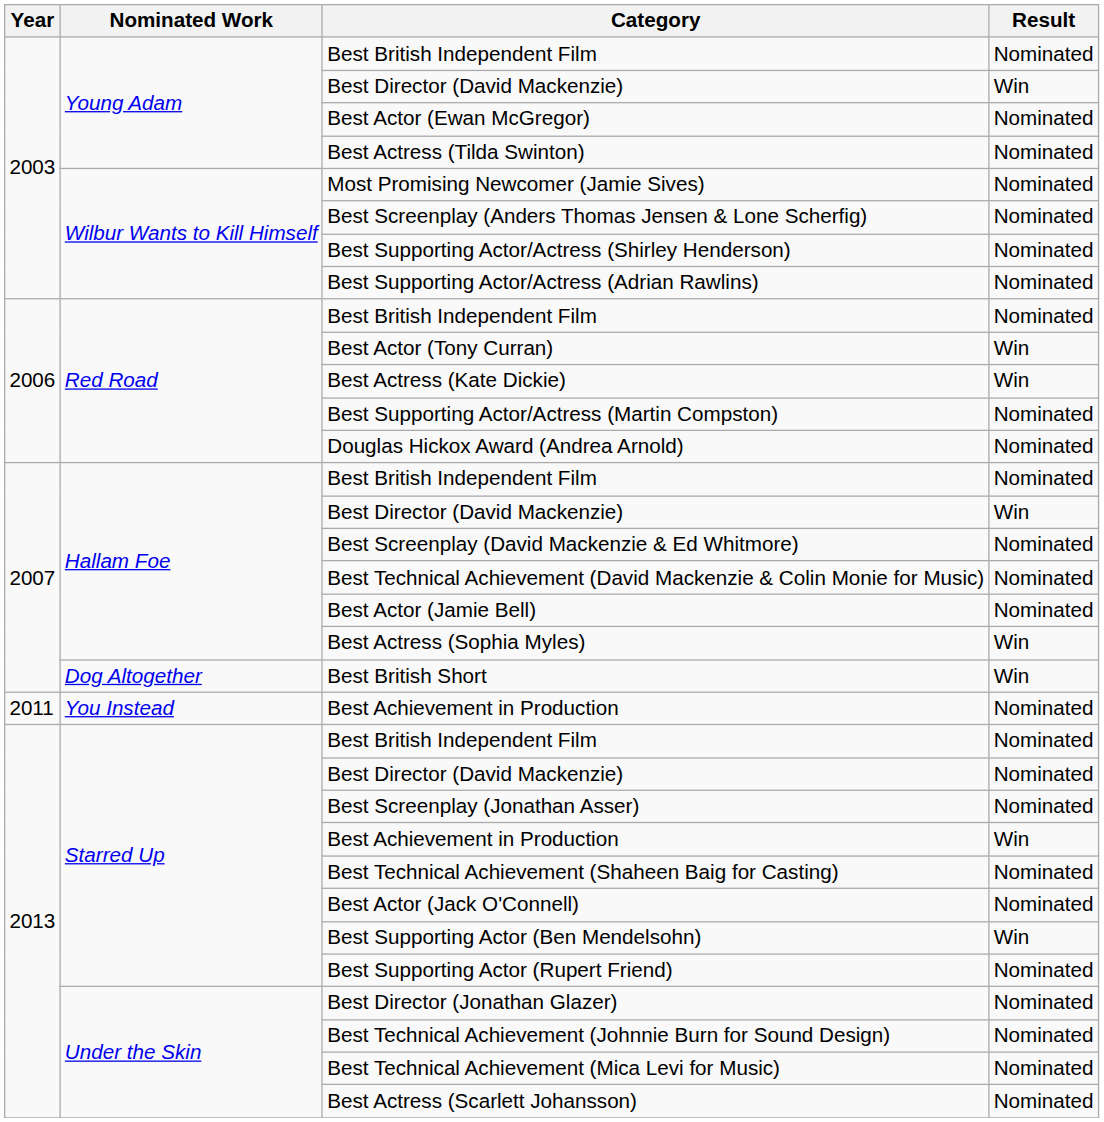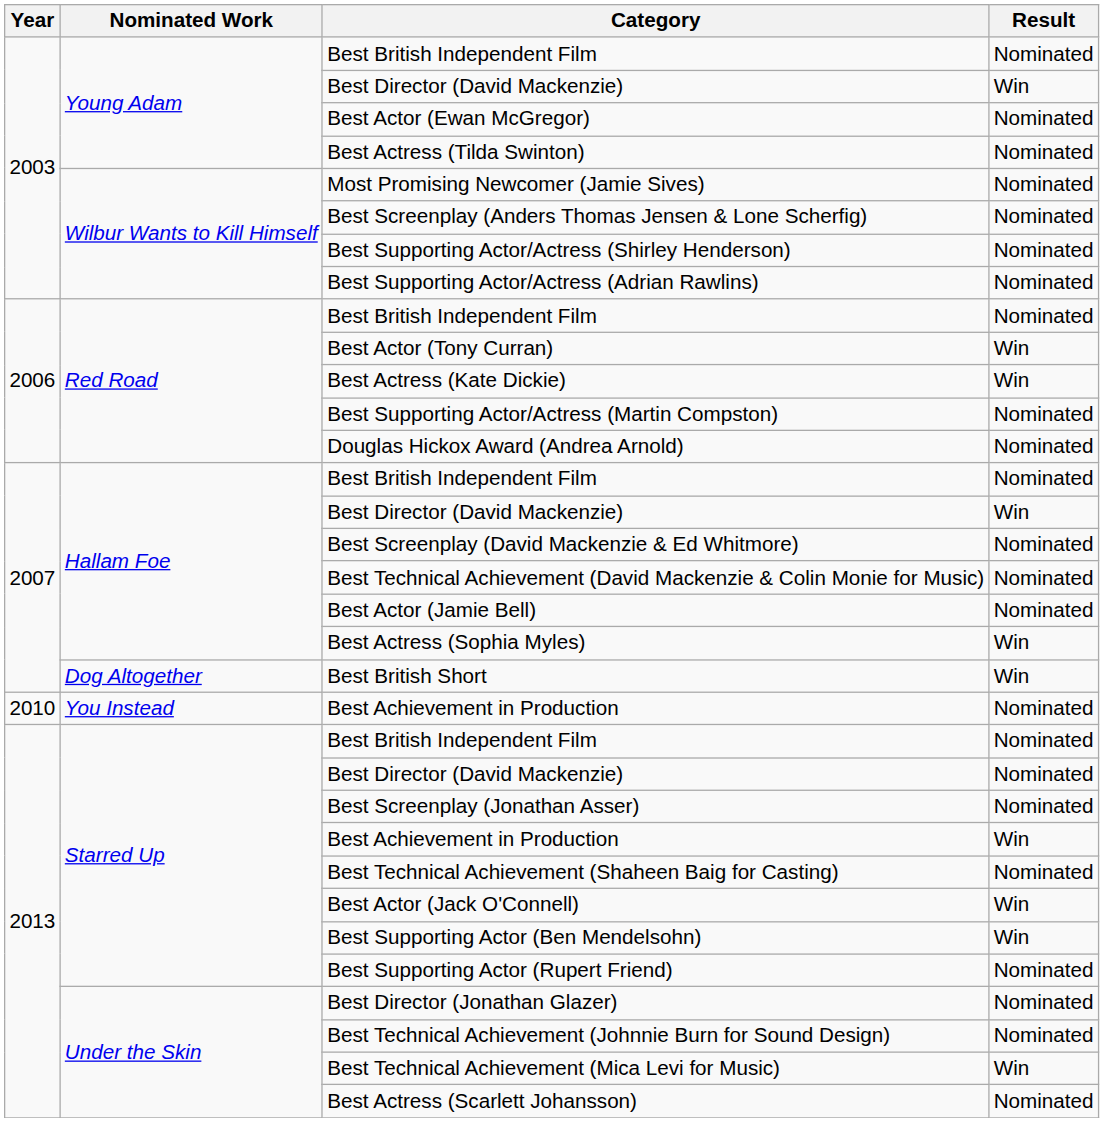(32, 708) 2011 -> (32, 708) 2010
(1044, 904) Nominated -> (1011, 904) Win
(1044, 1068) Nominated -> (1011, 1068) Win
